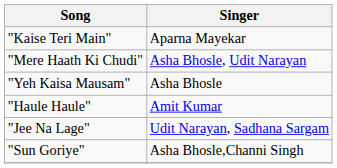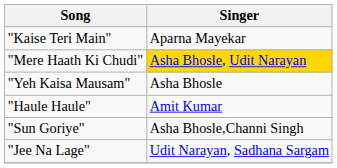(228, 60) no background -> (228, 60) gold background
rows swapped: (49, 128) <-> (46, 151)
